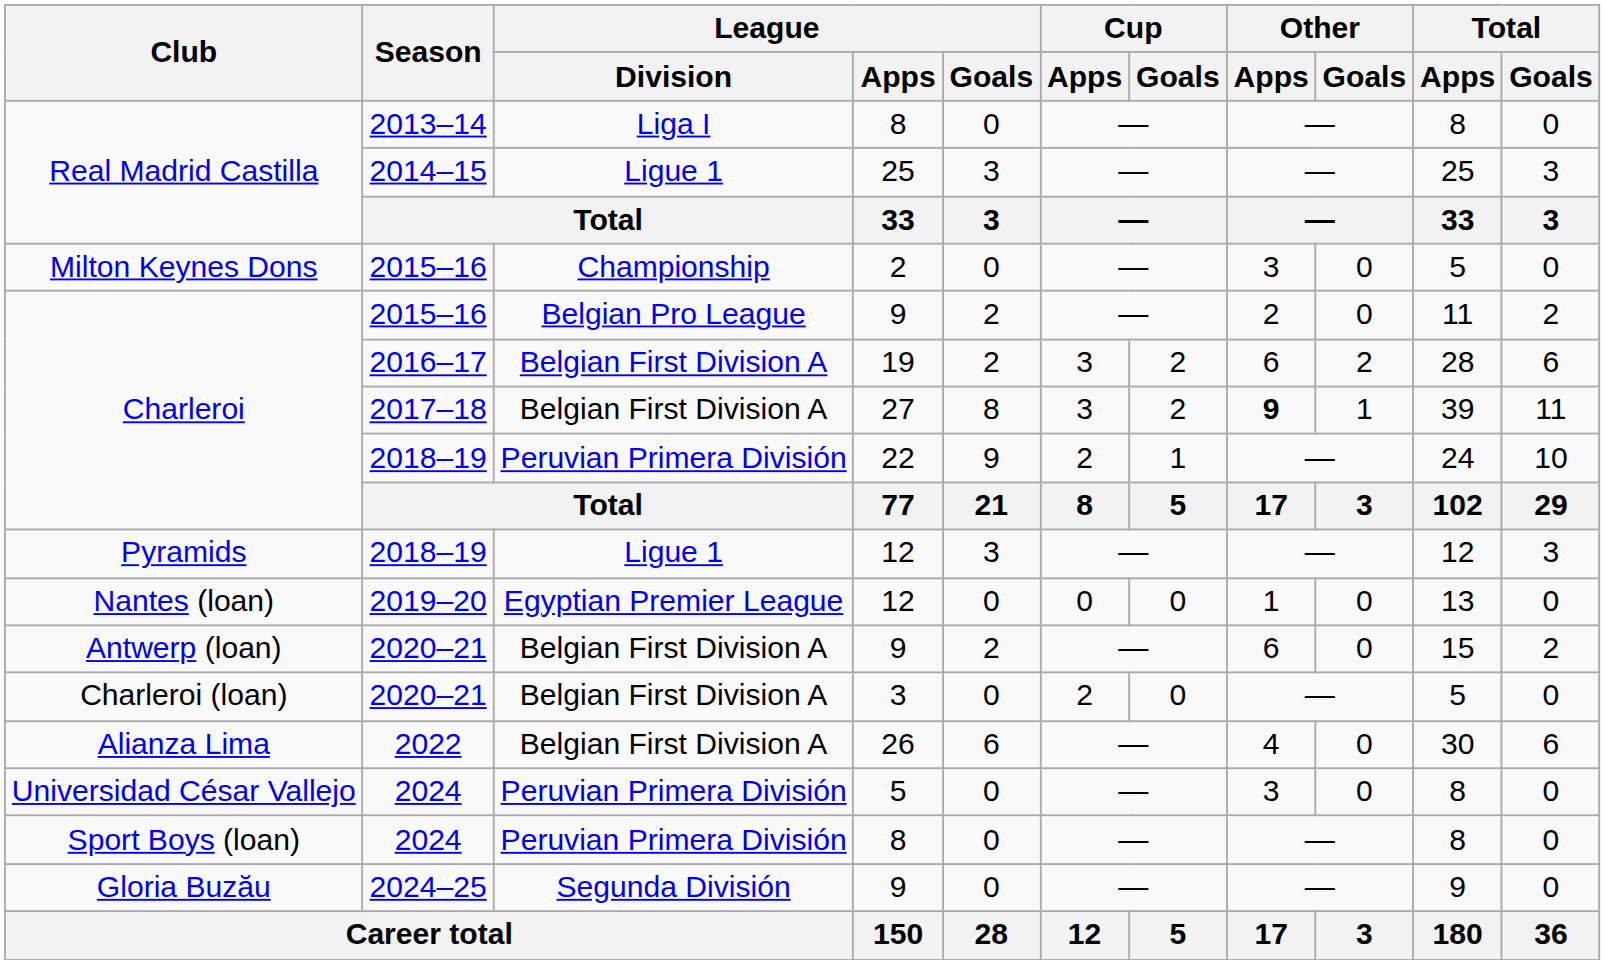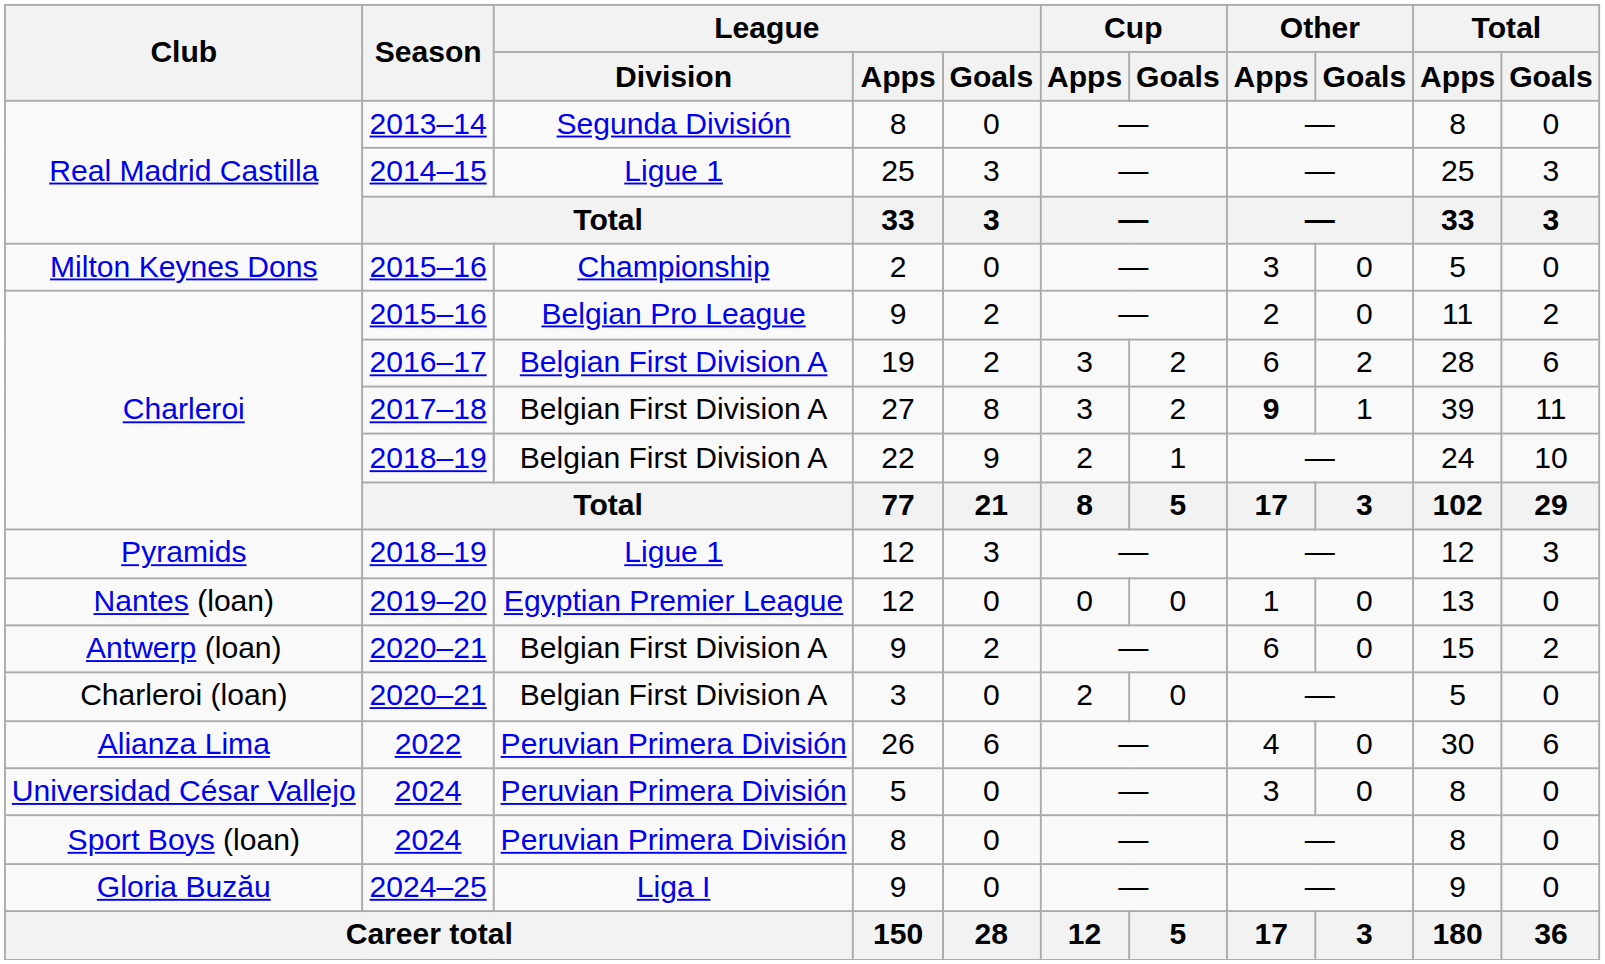(674, 123) Liga I -> (674, 123) Segunda División
(674, 457) Peruvian Primera División -> (674, 457) Belgian First Division A
(674, 743) Belgian First Division A -> (674, 743) Peruvian Primera División
(674, 887) Segunda División -> (674, 887) Liga I
